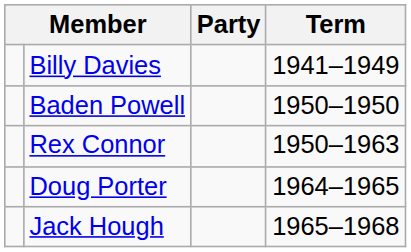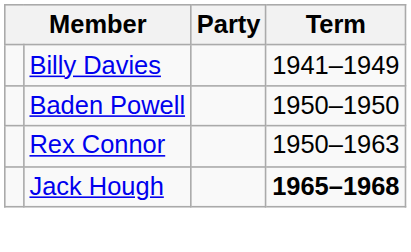- row: (98, 186)
(336, 226) normal -> (336, 186) bold
